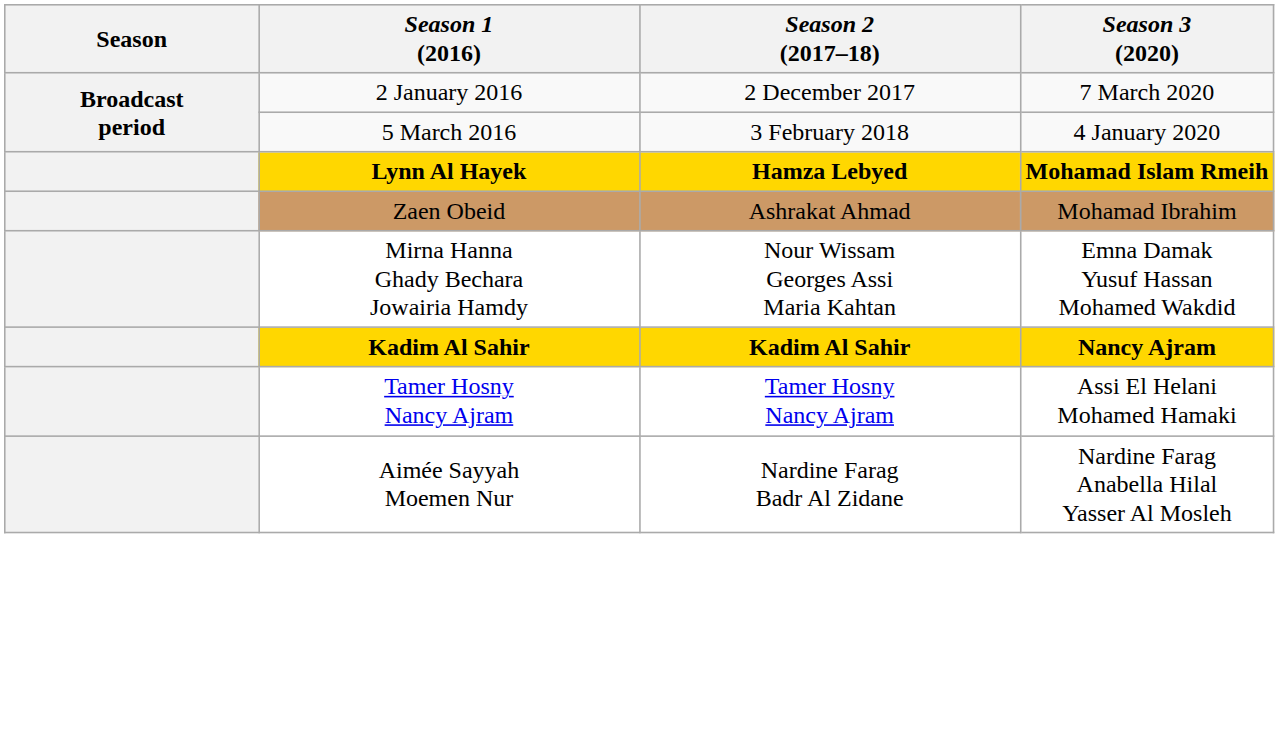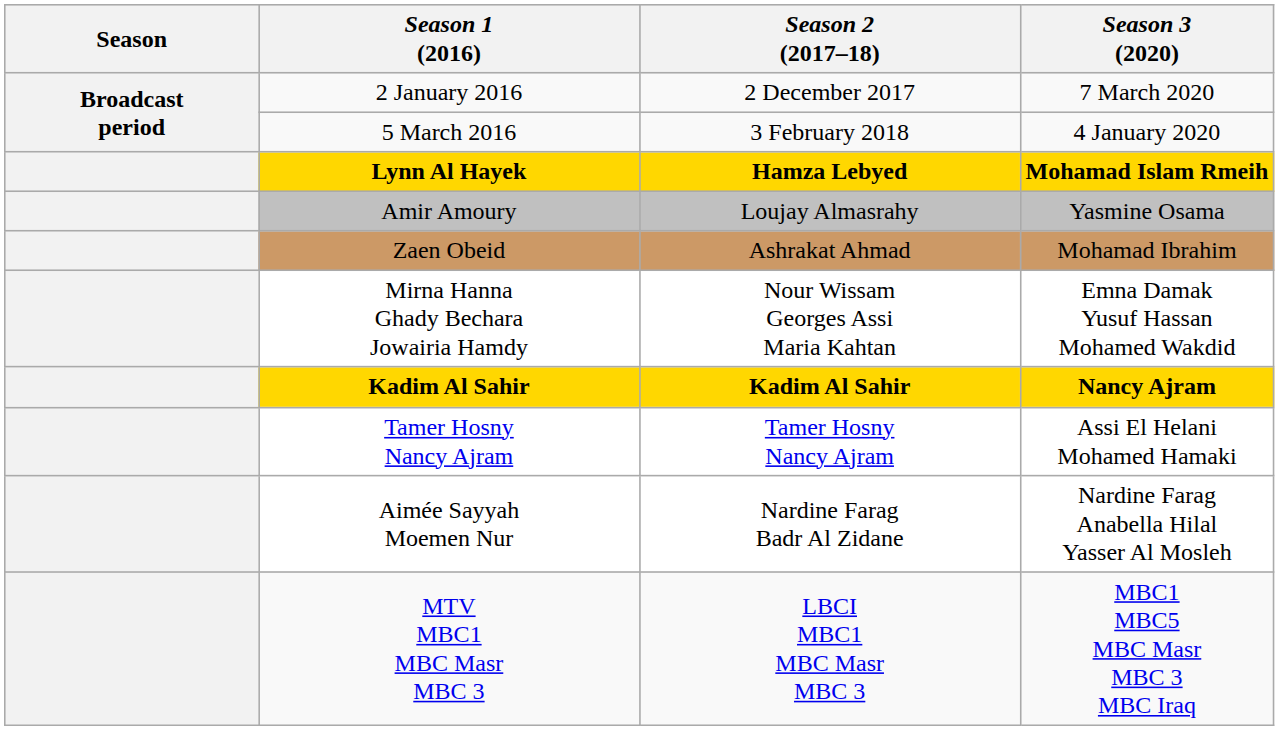+ row: (449, 211)
+ row: (449, 647)
